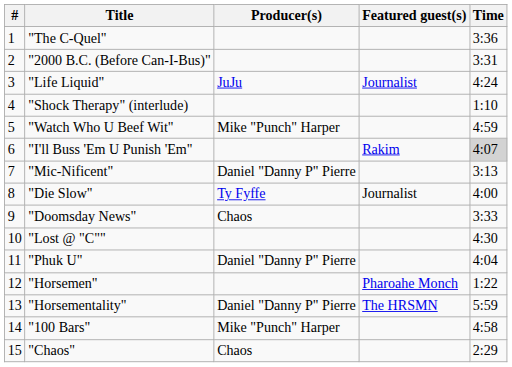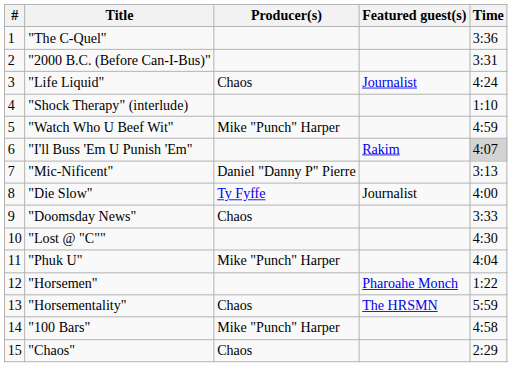(230, 82) JuJu -> (235, 82) Chaos
(286, 261) Daniel "Danny P" Pierre -> (278, 261) Mike "Punch" Harper
(286, 305) Daniel "Danny P" Pierre -> (235, 305) Chaos
